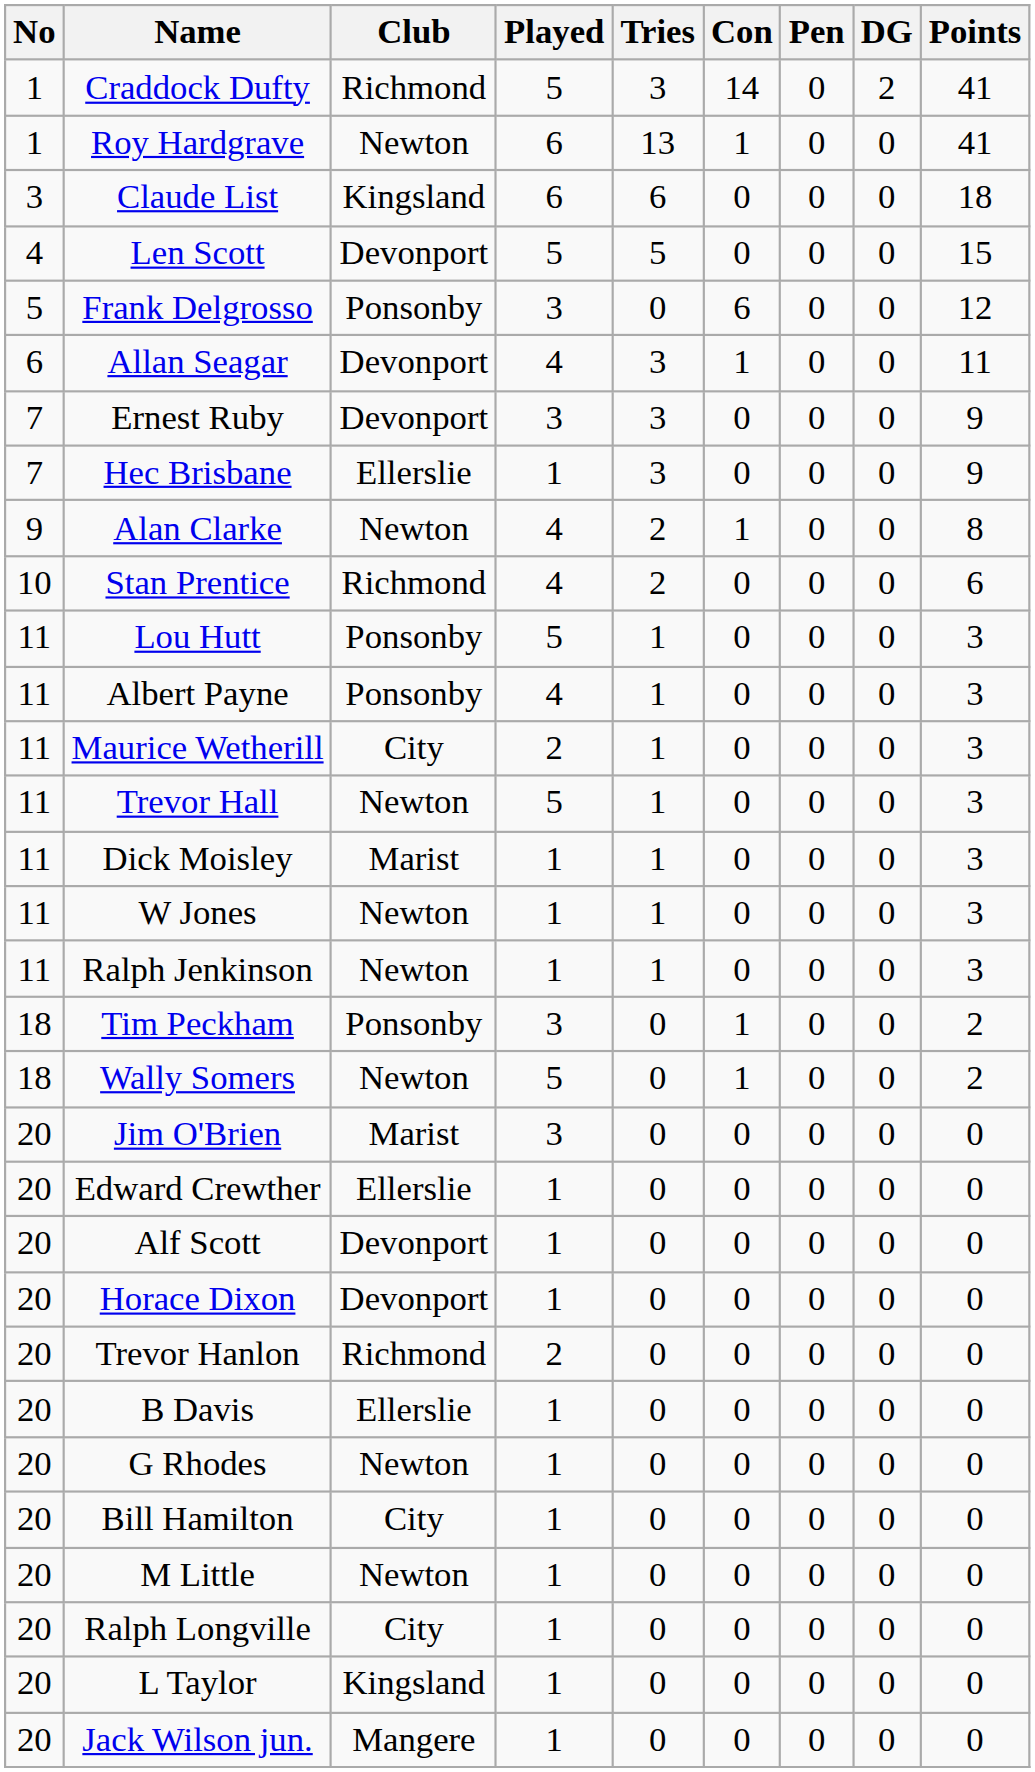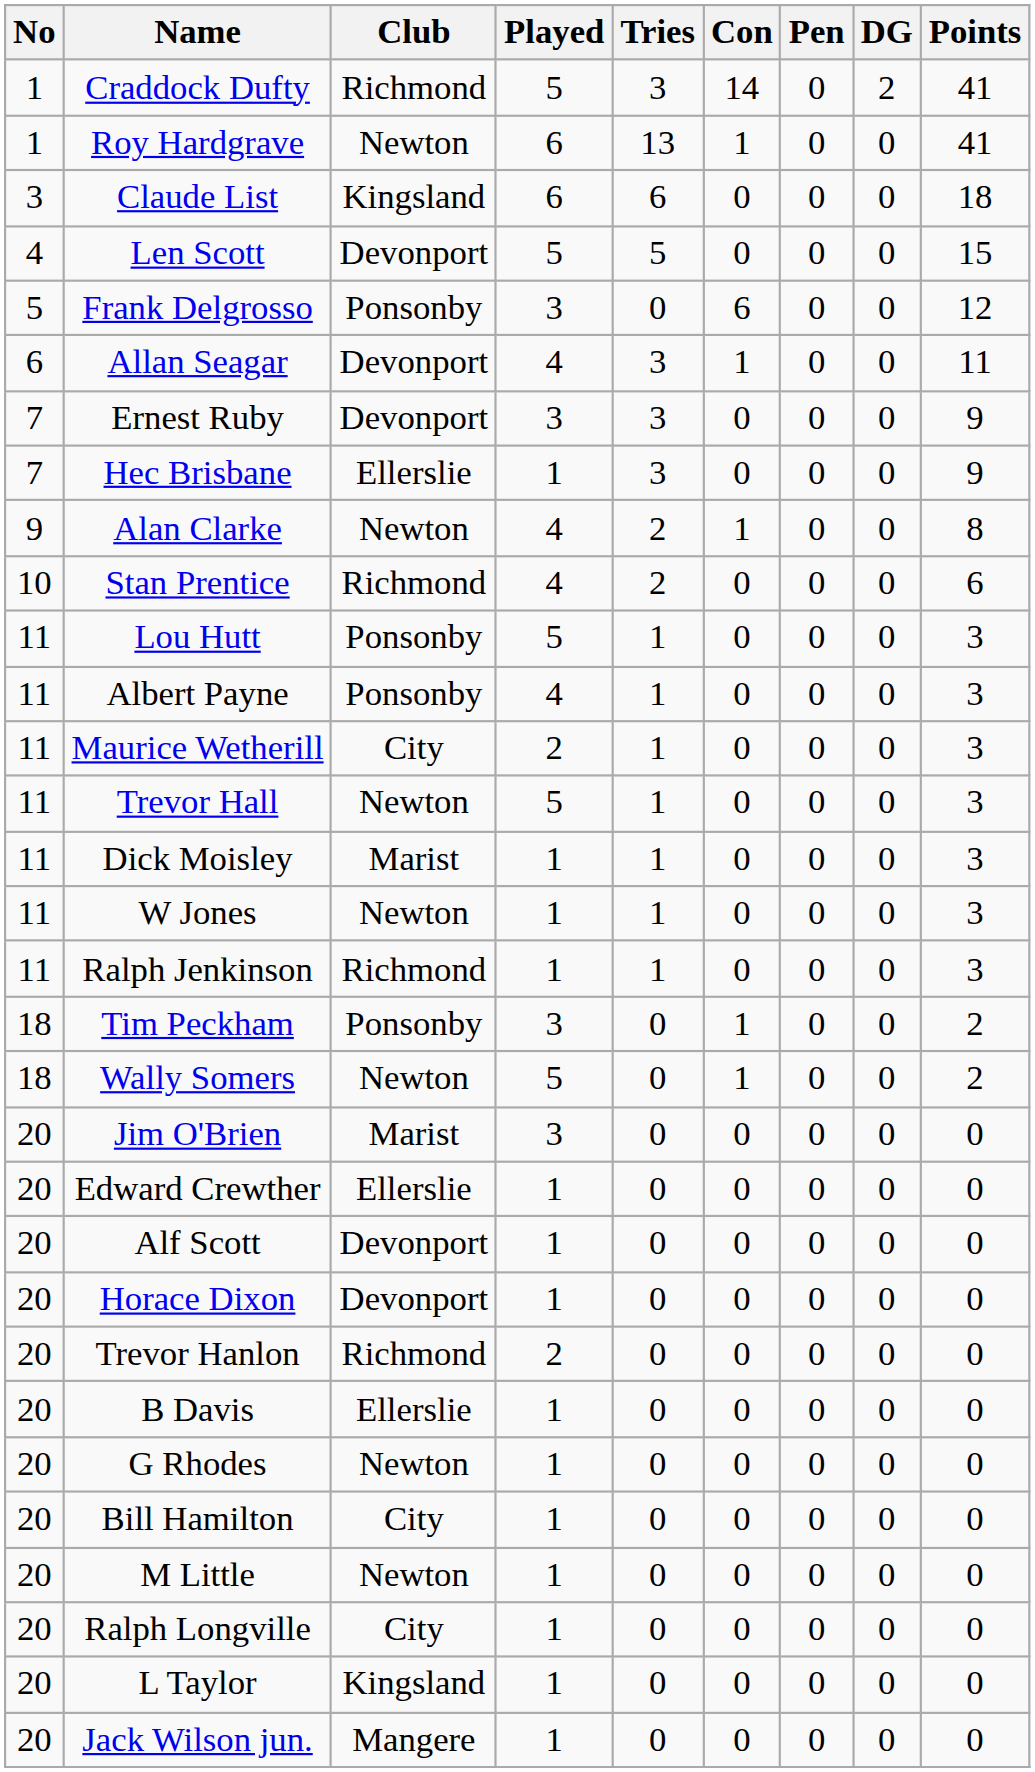(414, 968) Newton -> (414, 968) Richmond
